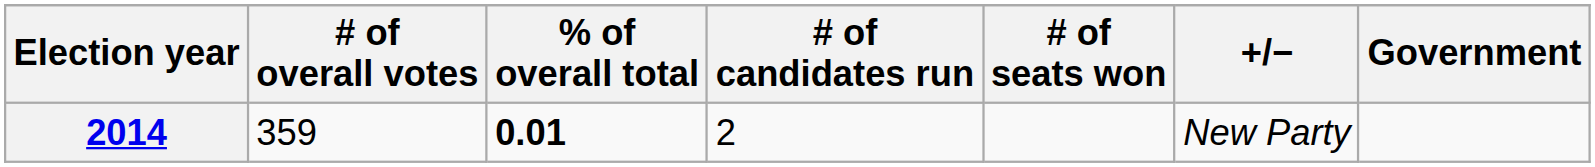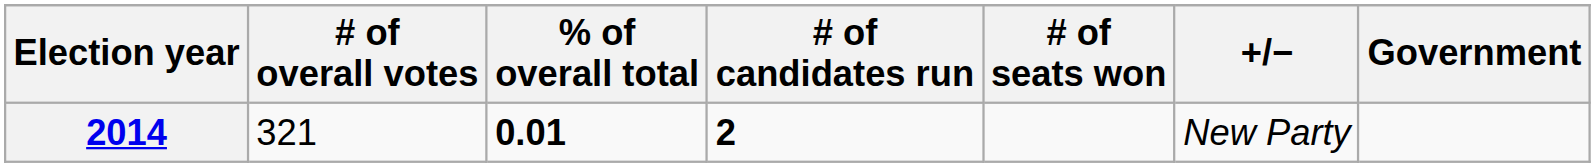(287, 131) 359 -> (287, 131) 321
(726, 131) normal -> (726, 131) bold
